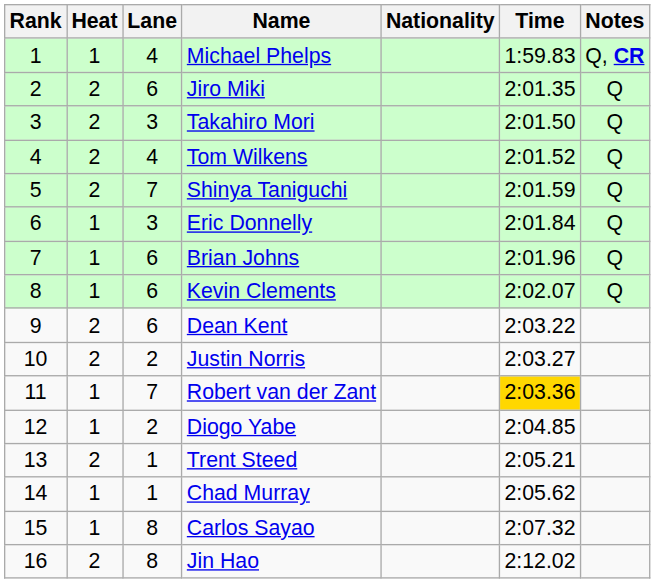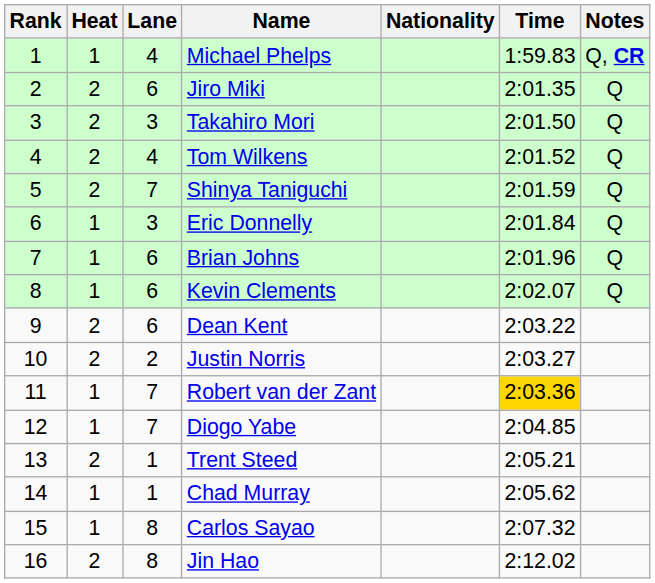(152, 426) 2 -> (152, 426) 7
